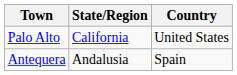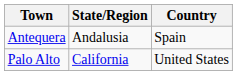rows swapped: (37, 59) <-> (34, 37)
